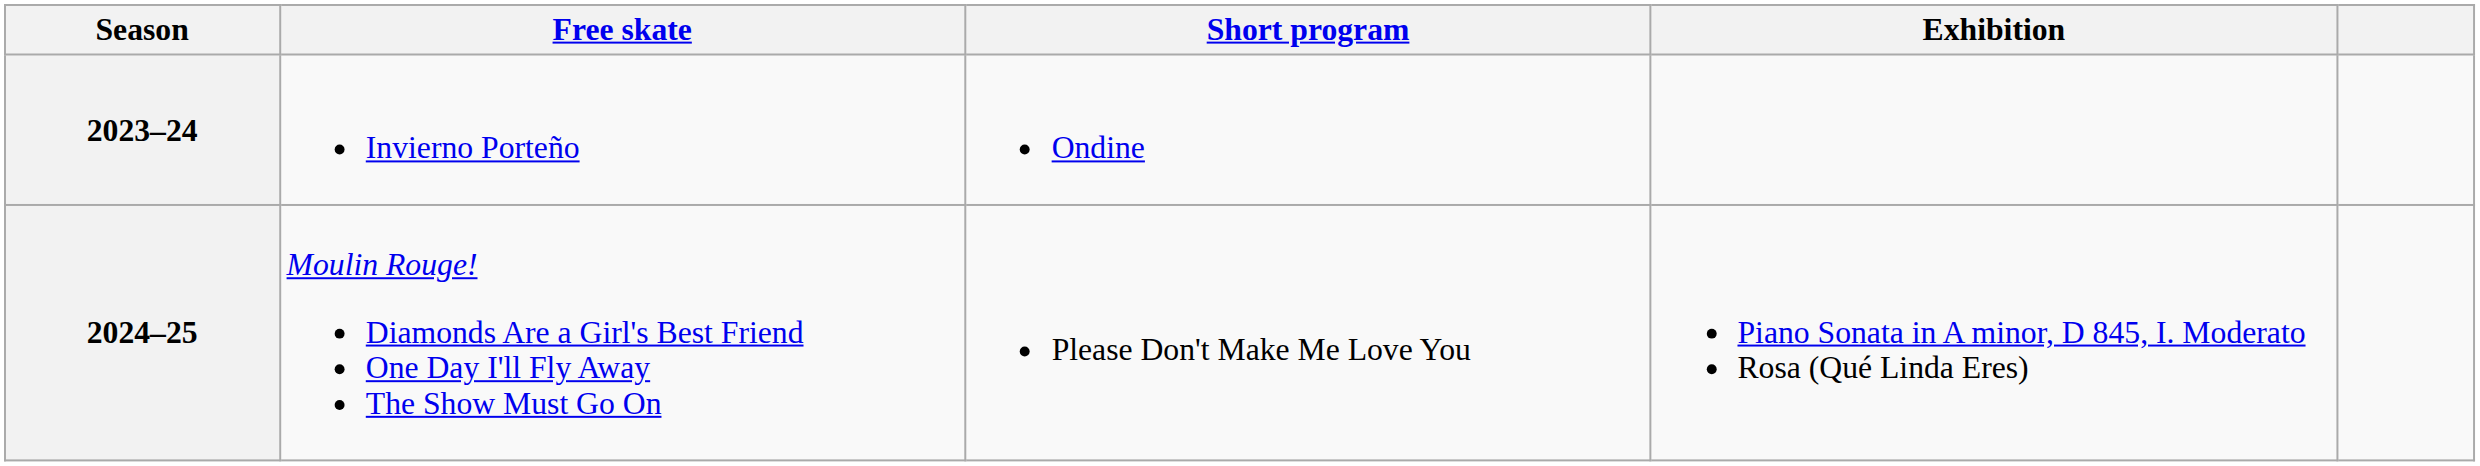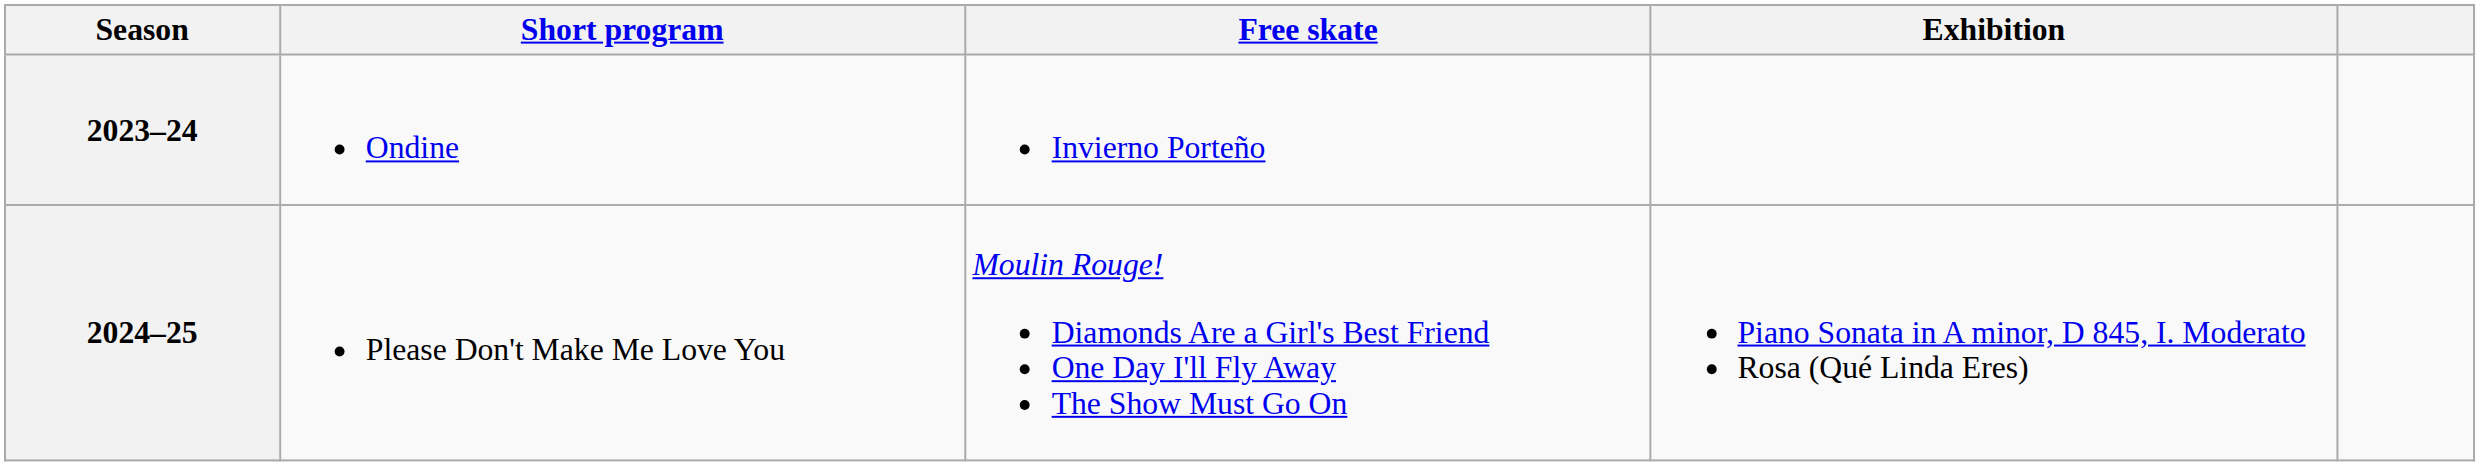columns swapped: (1308, 29) <-> (622, 29)
